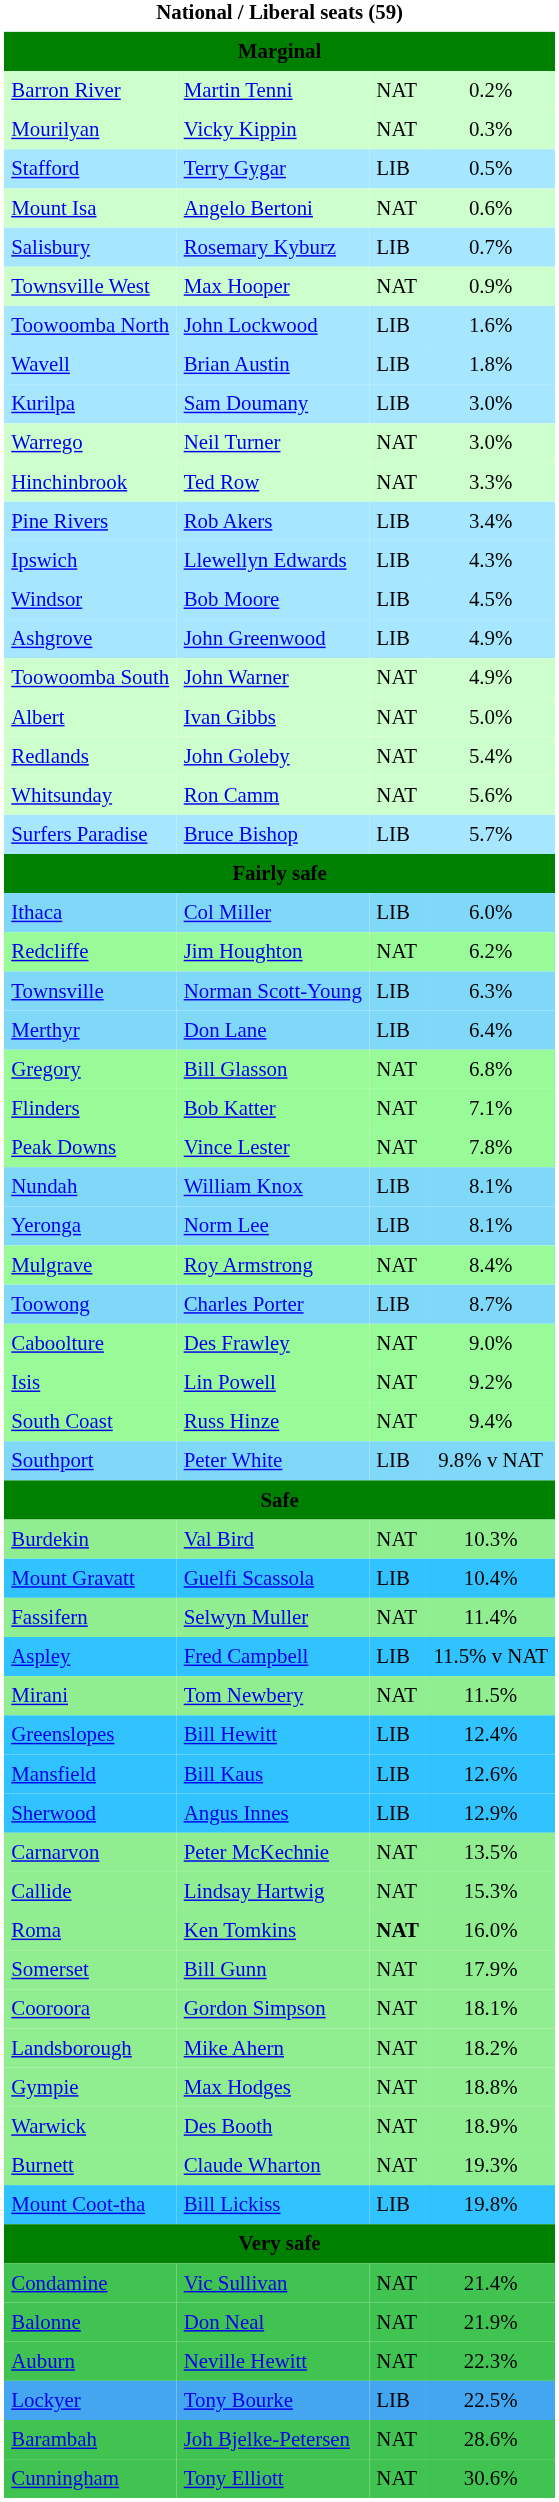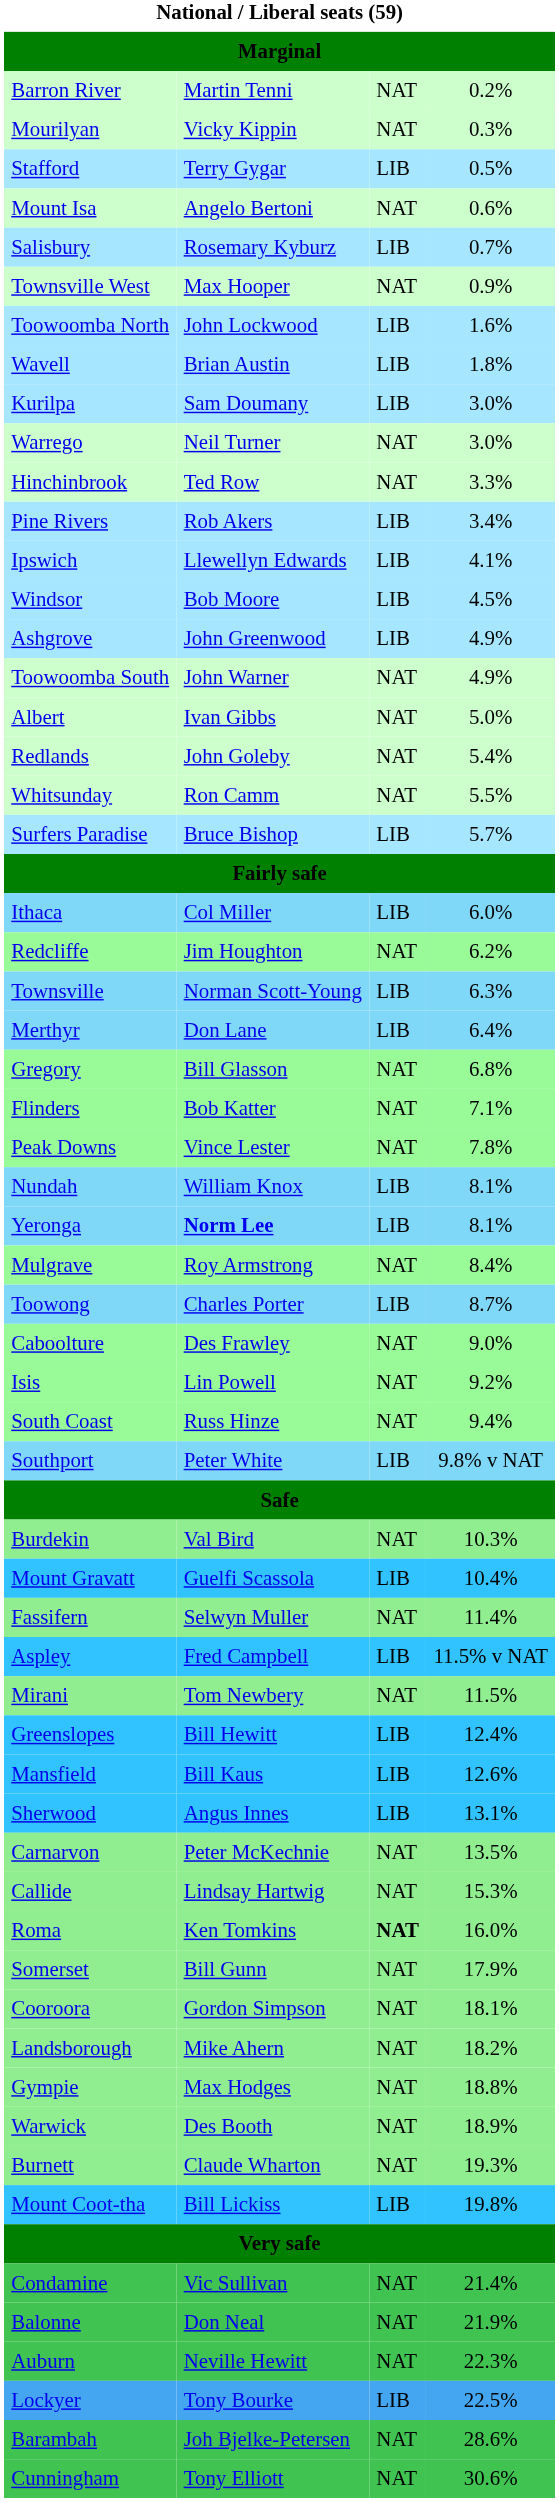(491, 559) 4.3% -> (491, 559) 4.1%
(491, 794) 5.6% -> (491, 794) 5.5%
(226, 1225) normal -> (229, 1225) bold
(491, 1812) 12.9% -> (491, 1812) 13.1%
